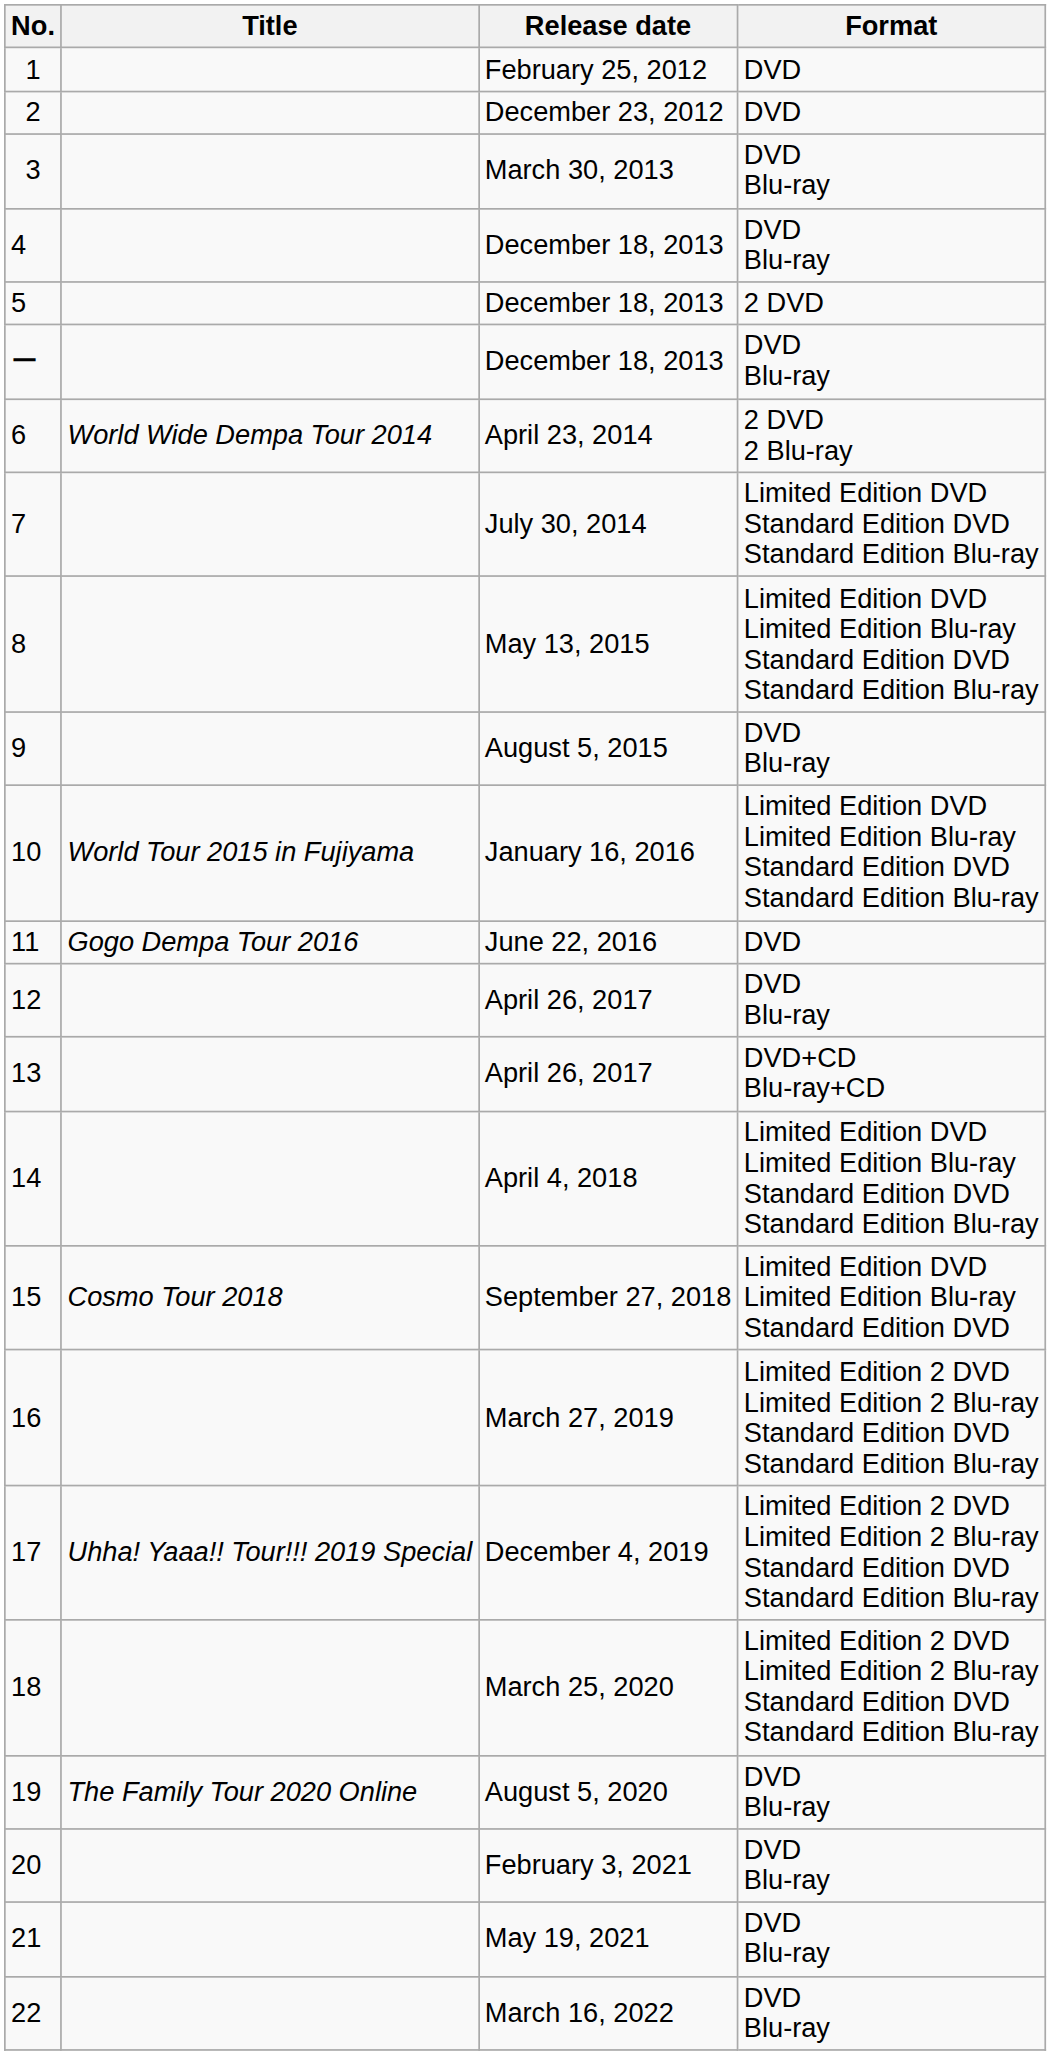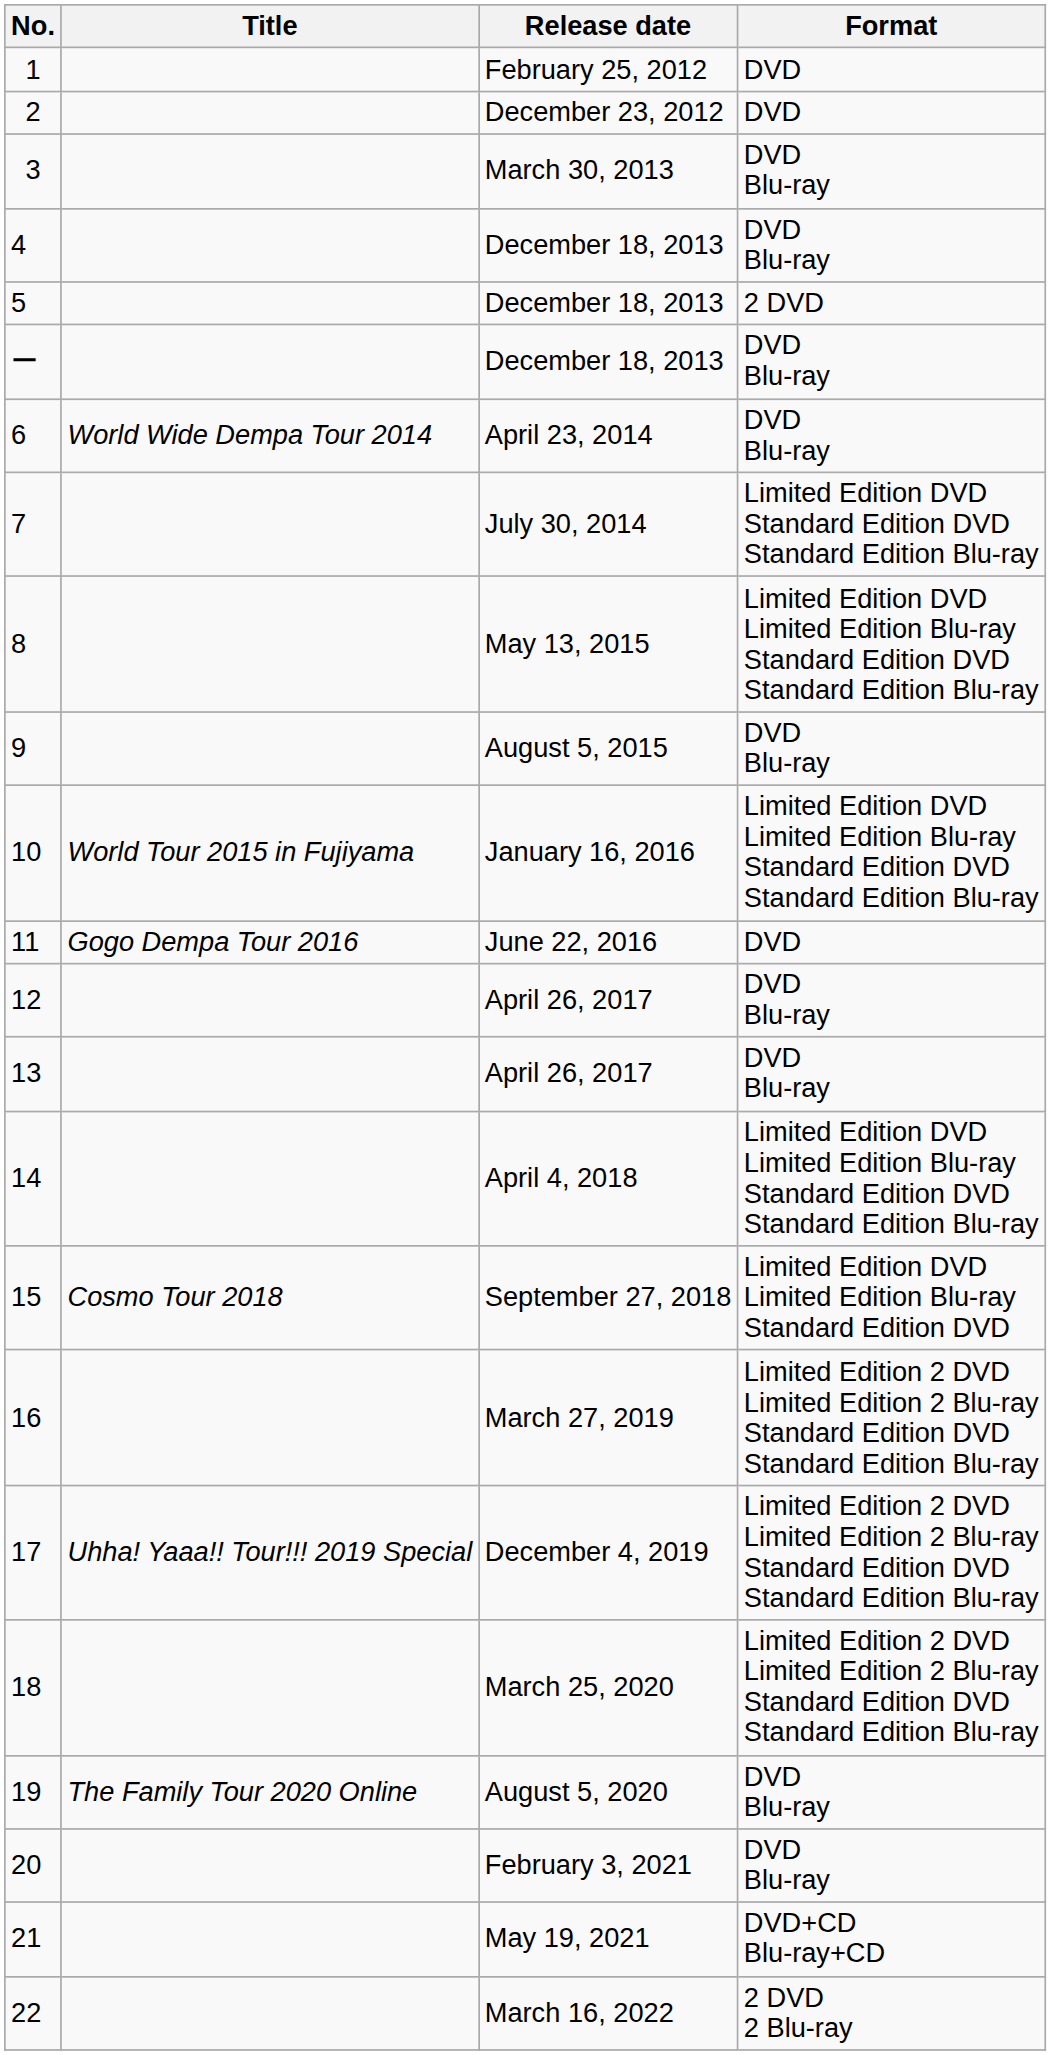(798, 435) 2 DVD 2 Blu-ray -> (787, 435) DVD Blu-ray
(814, 1073) DVD+CD Blu-ray+CD -> (787, 1073) DVD Blu-ray
(787, 1938) DVD Blu-ray -> (814, 1938) DVD+CD Blu-ray+CD
(787, 2012) DVD Blu-ray -> (798, 2012) 2 DVD 2 Blu-ray
